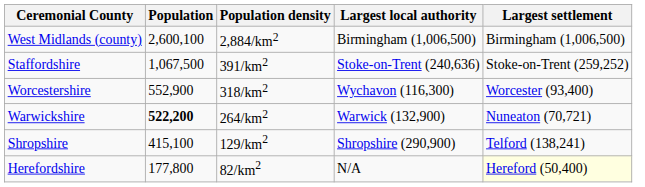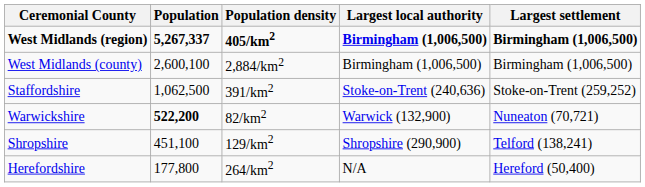+ row: (78, 39)
(176, 65) 1,067,500 -> (182, 91) 1,062,500
- row: (49, 91)
(244, 117) 264/km2 -> (246, 117) 82/km2
(171, 142) 415,100 -> (176, 142) 451,100
(240, 168) 82/km2 -> (249, 168) 264/km2
(537, 168) lightyellow background -> (544, 168) no background
